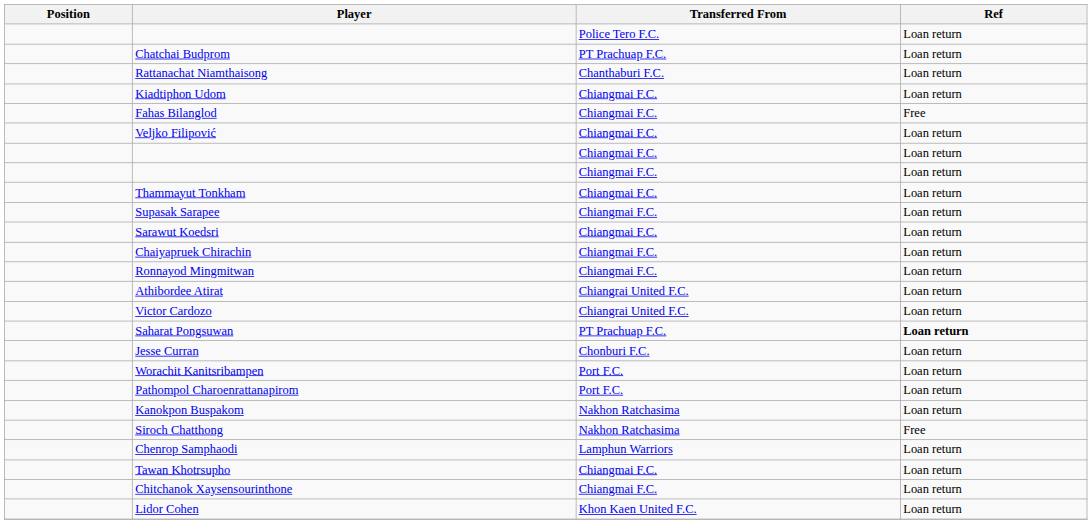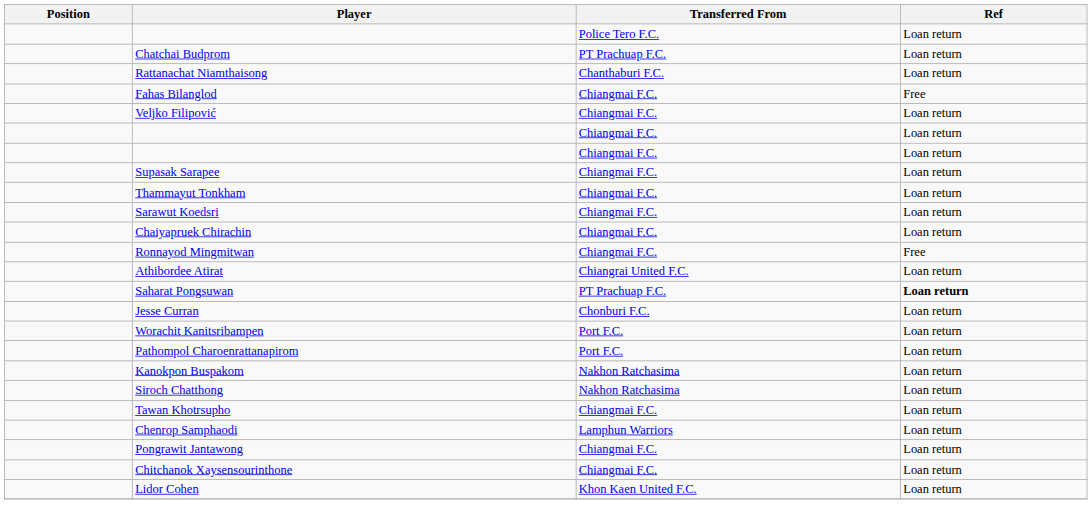- row: (180, 93)
rows swapped: (177, 212) <-> (190, 192)
(933, 271) Loan return -> (914, 251) Free
- row: (173, 311)
(914, 430) Free -> (933, 390) Loan return
rows swapped: (186, 449) <-> (183, 469)
+ row: (189, 449)
